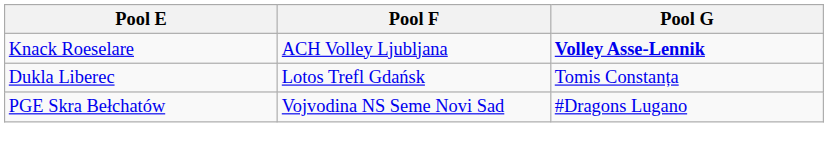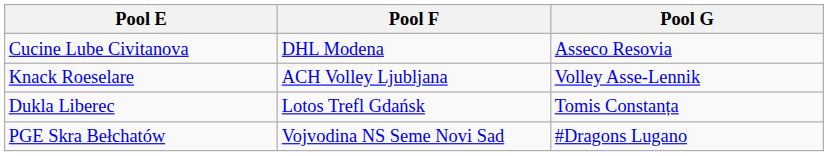+ row: (99, 48)
(630, 48) bold -> (627, 77) normal
